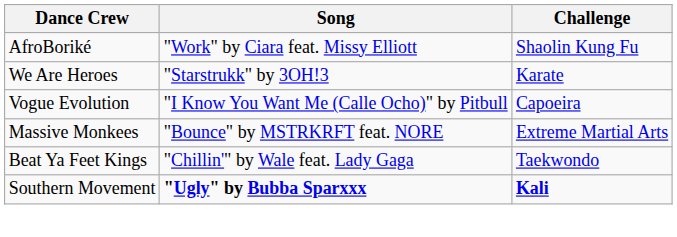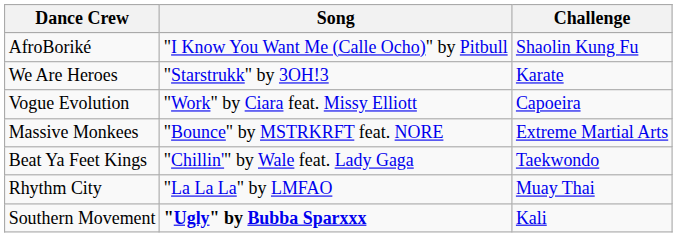(290, 47) "Work" by Ciara feat. Missy Elliott -> (336, 47) "I Know You Want Me (Calle Ocho)" by Pitbull
(336, 103) "I Know You Want Me (Calle Ocho)" by Pitbull -> (290, 103) "Work" by Ciara feat. Missy Elliott
+ row: (55, 189)
(532, 189) bold -> (531, 217) normal
